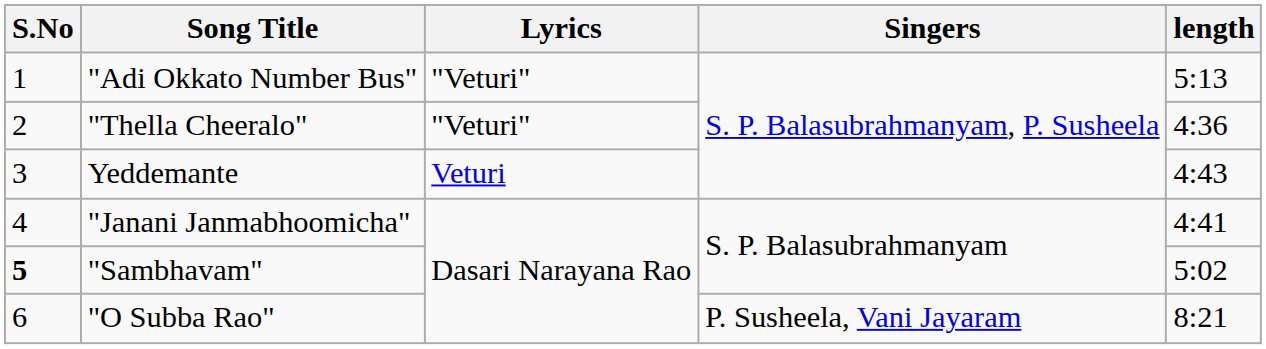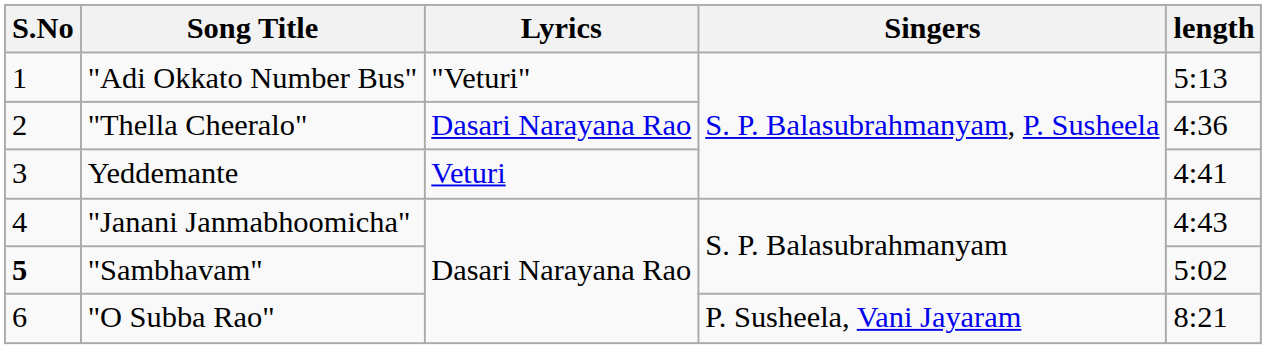(481, 125) "Veturi" -> (561, 125) Dasari Narayana Rao
(1201, 173) 4:43 -> (1201, 173) 4:41
(1201, 221) 4:41 -> (1201, 221) 4:43
